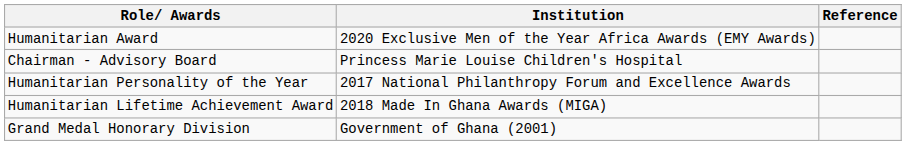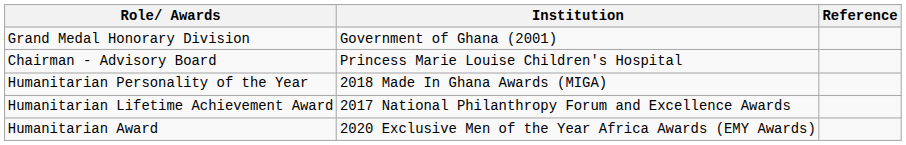rows swapped: (129, 129) <-> (83, 39)
(565, 84) 2017 National Philanthropy Forum and Excellence Awards -> (474, 84) 2018 Made In Ghana Awards (MIGA)
(474, 107) 2018 Made In Ghana Awards (MIGA) -> (565, 107) 2017 National Philanthropy Forum and Excellence Awards
